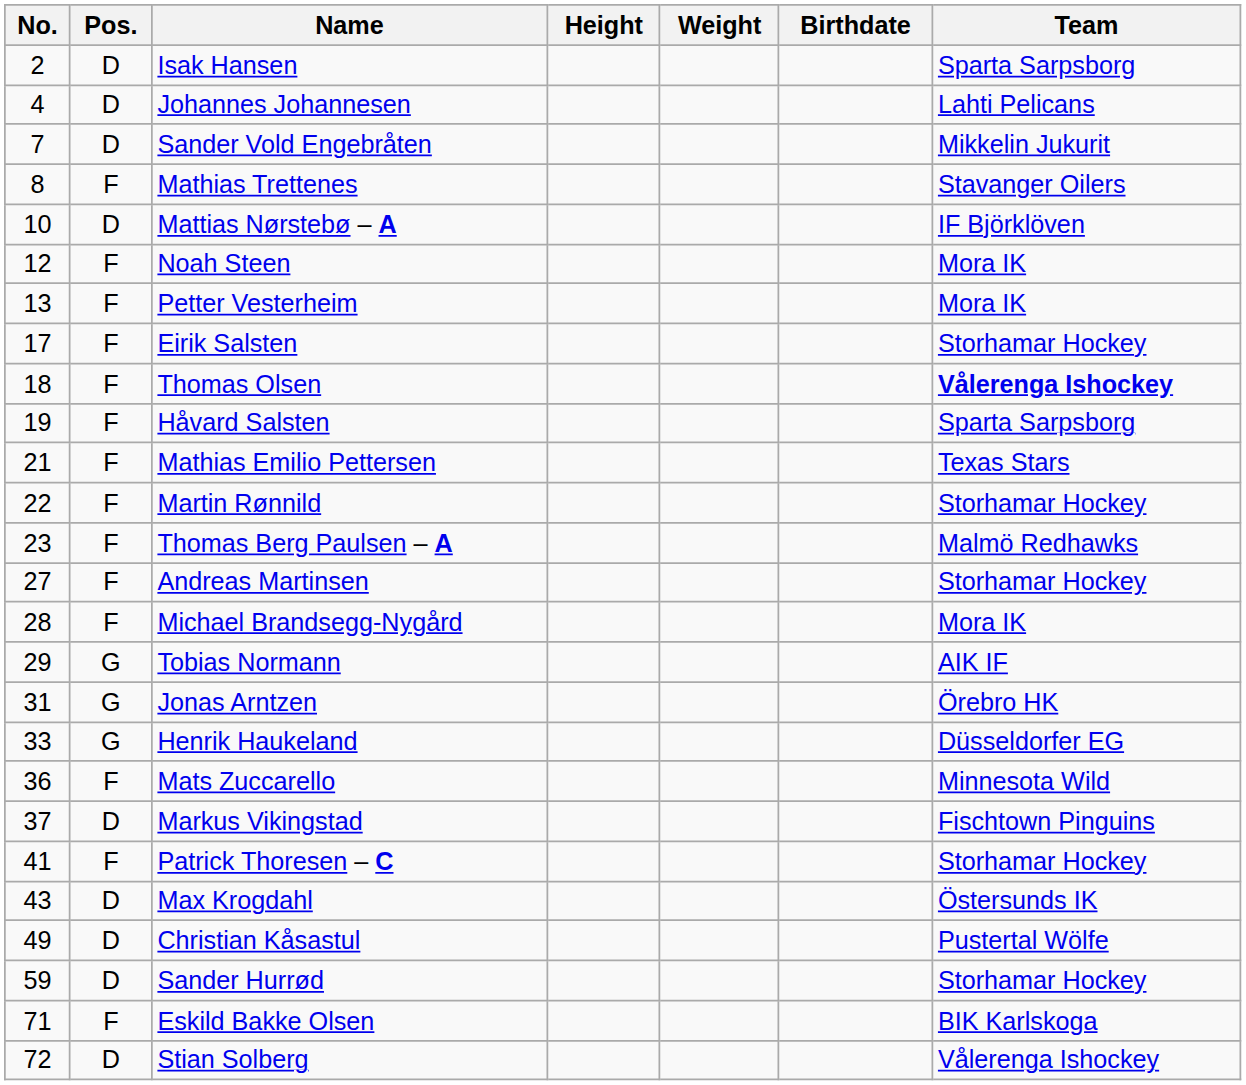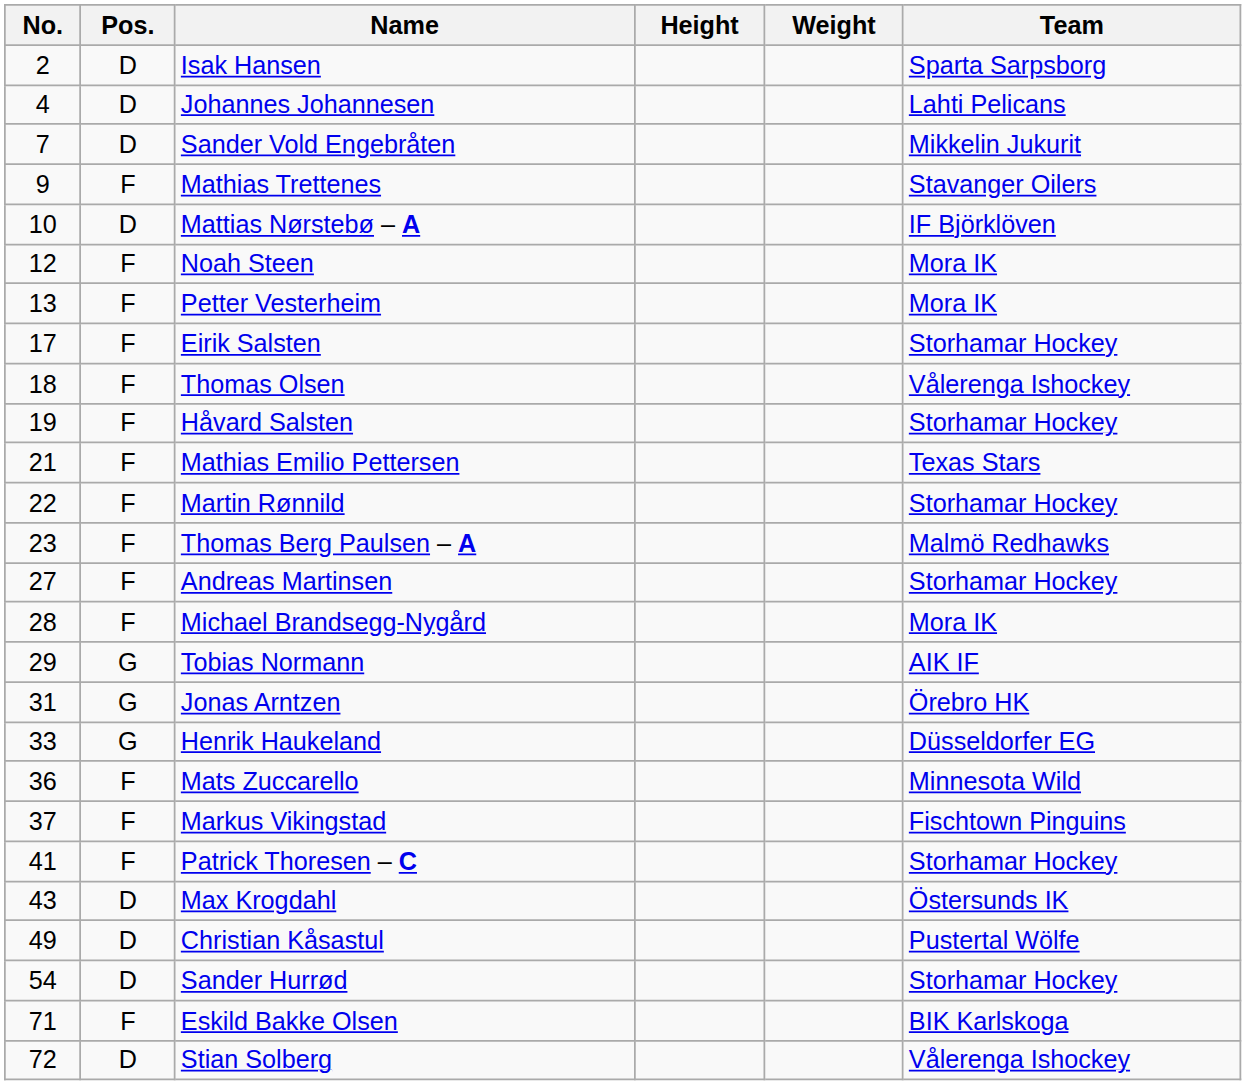- column: (856, 25)
(38, 184) 8 -> (43, 184) 9
(1056, 383) bold -> (1019, 383) normal
(1037, 423) Sparta Sarpsborg -> (1013, 423) Storhamar Hockey
(111, 821) D -> (128, 821) F
(38, 981) 59 -> (43, 981) 54
